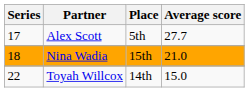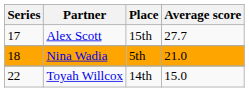(137, 35) 5th -> (140, 35) 15th
(140, 55) 15th -> (137, 55) 5th
